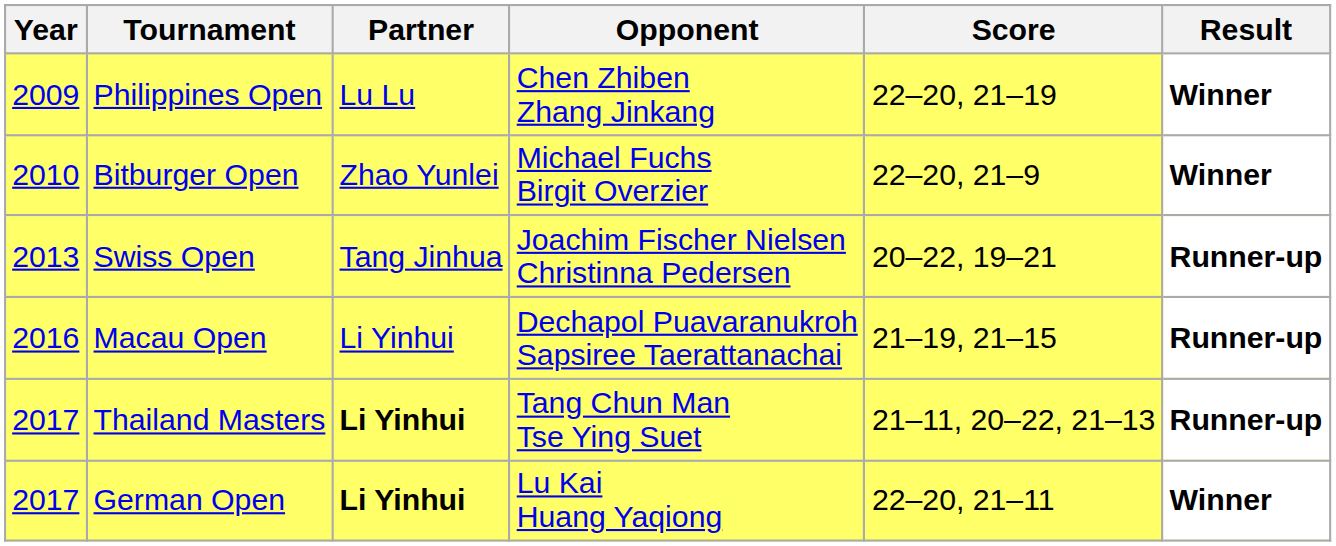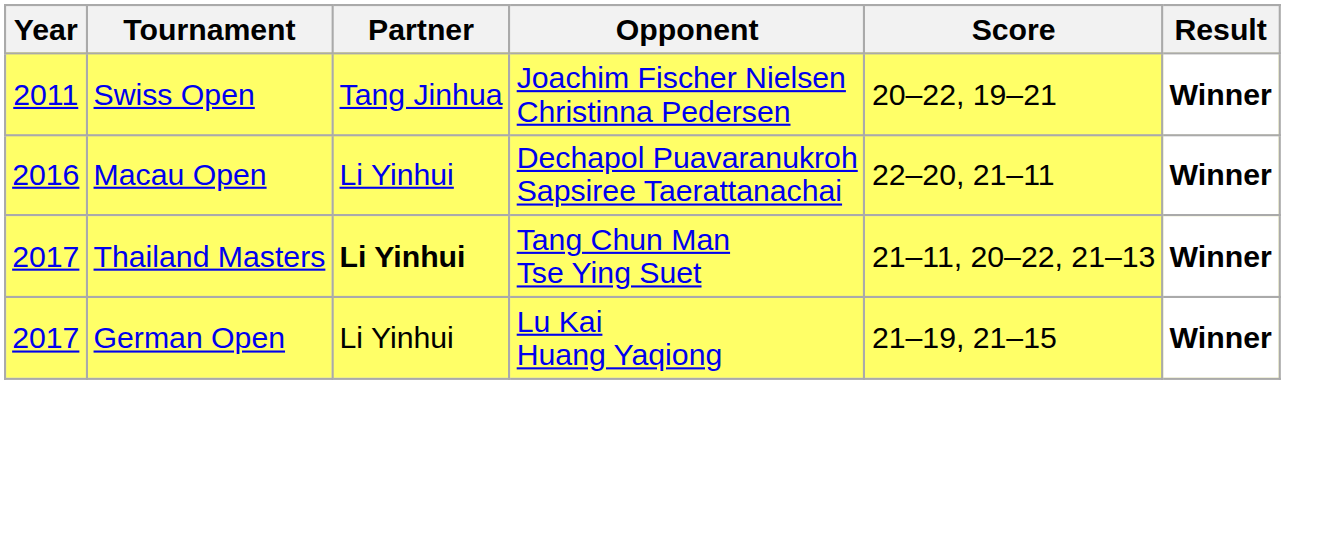- row: (208, 94)
- row: (196, 175)
(46, 257) 2013 -> (46, 94) 2011
(1246, 257) Runner-up -> (1221, 94) Winner
(964, 338) 21–19, 21–15 -> (963, 175) 22–20, 21–11
(1246, 338) Runner-up -> (1221, 175) Winner
(1246, 419) Runner-up -> (1221, 257) Winner
(403, 501) bold -> (397, 338) normal
(963, 501) 22–20, 21–11 -> (964, 338) 21–19, 21–15
